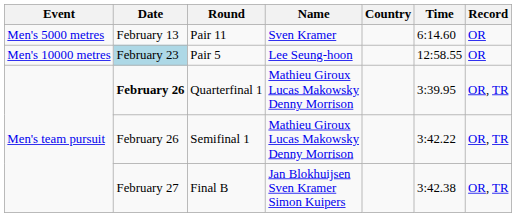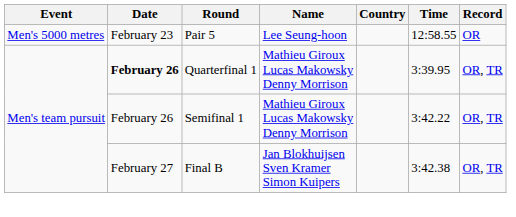- row: (208, 34)
(59, 55) Men's 10000 metres -> (56, 34) Men's 5000 metres
(148, 55) lightblue background -> (142, 34) no background
